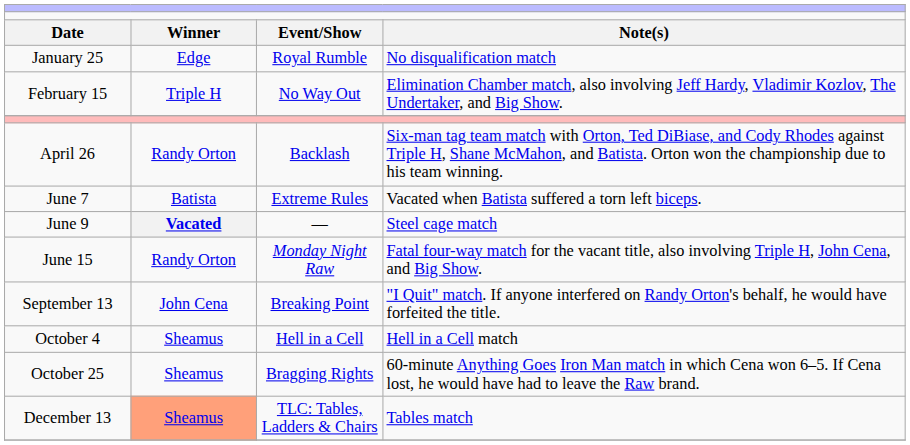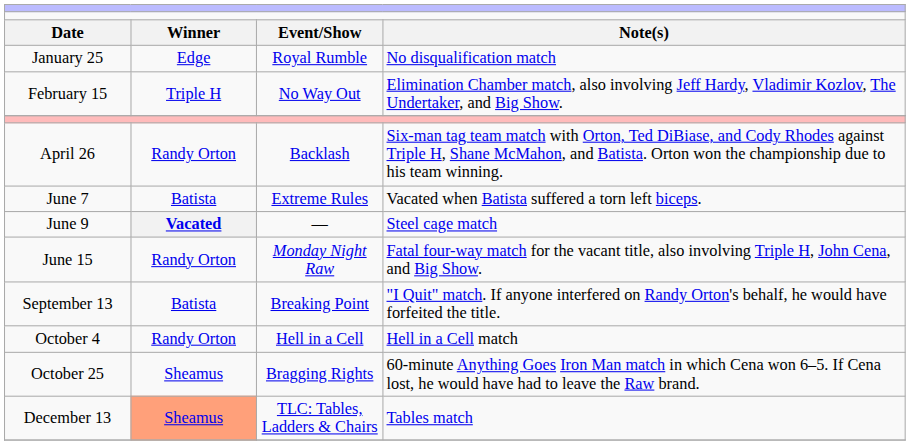(194, 303) John Cena -> (194, 303) Batista
(194, 338) Sheamus -> (194, 338) Randy Orton
